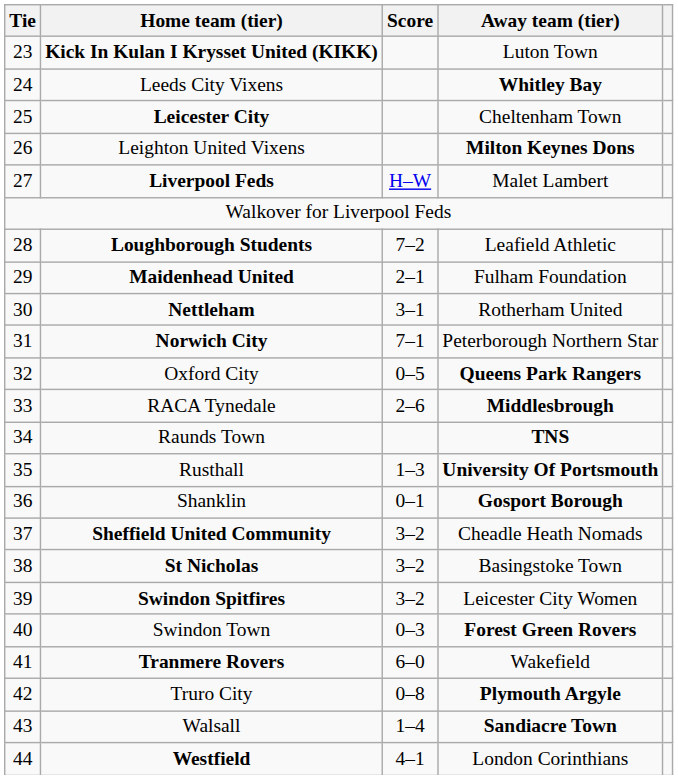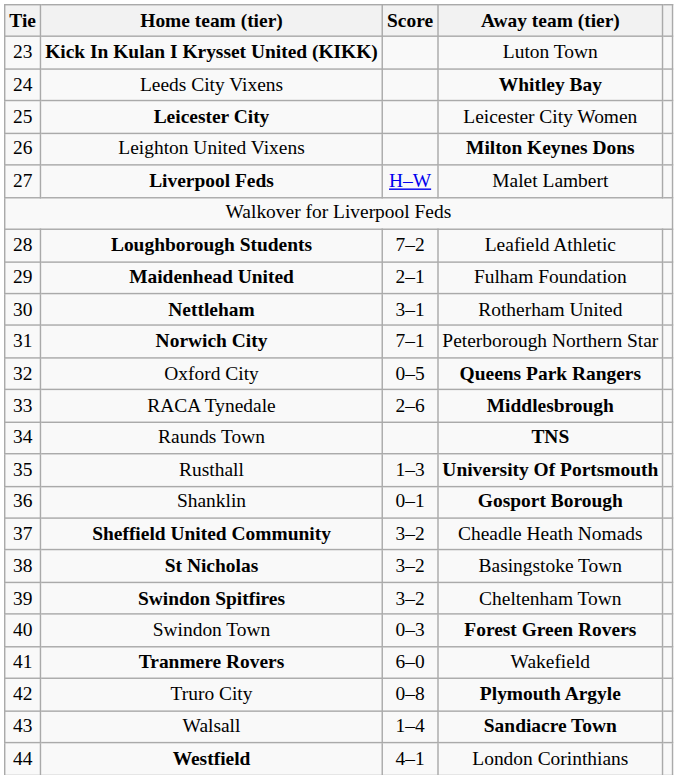(550, 116) Cheltenham Town -> (550, 116) Leicester City Women
(550, 597) Leicester City Women -> (550, 597) Cheltenham Town
